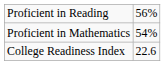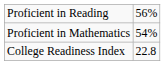(146, 51) 22.6 -> (146, 51) 22.8
